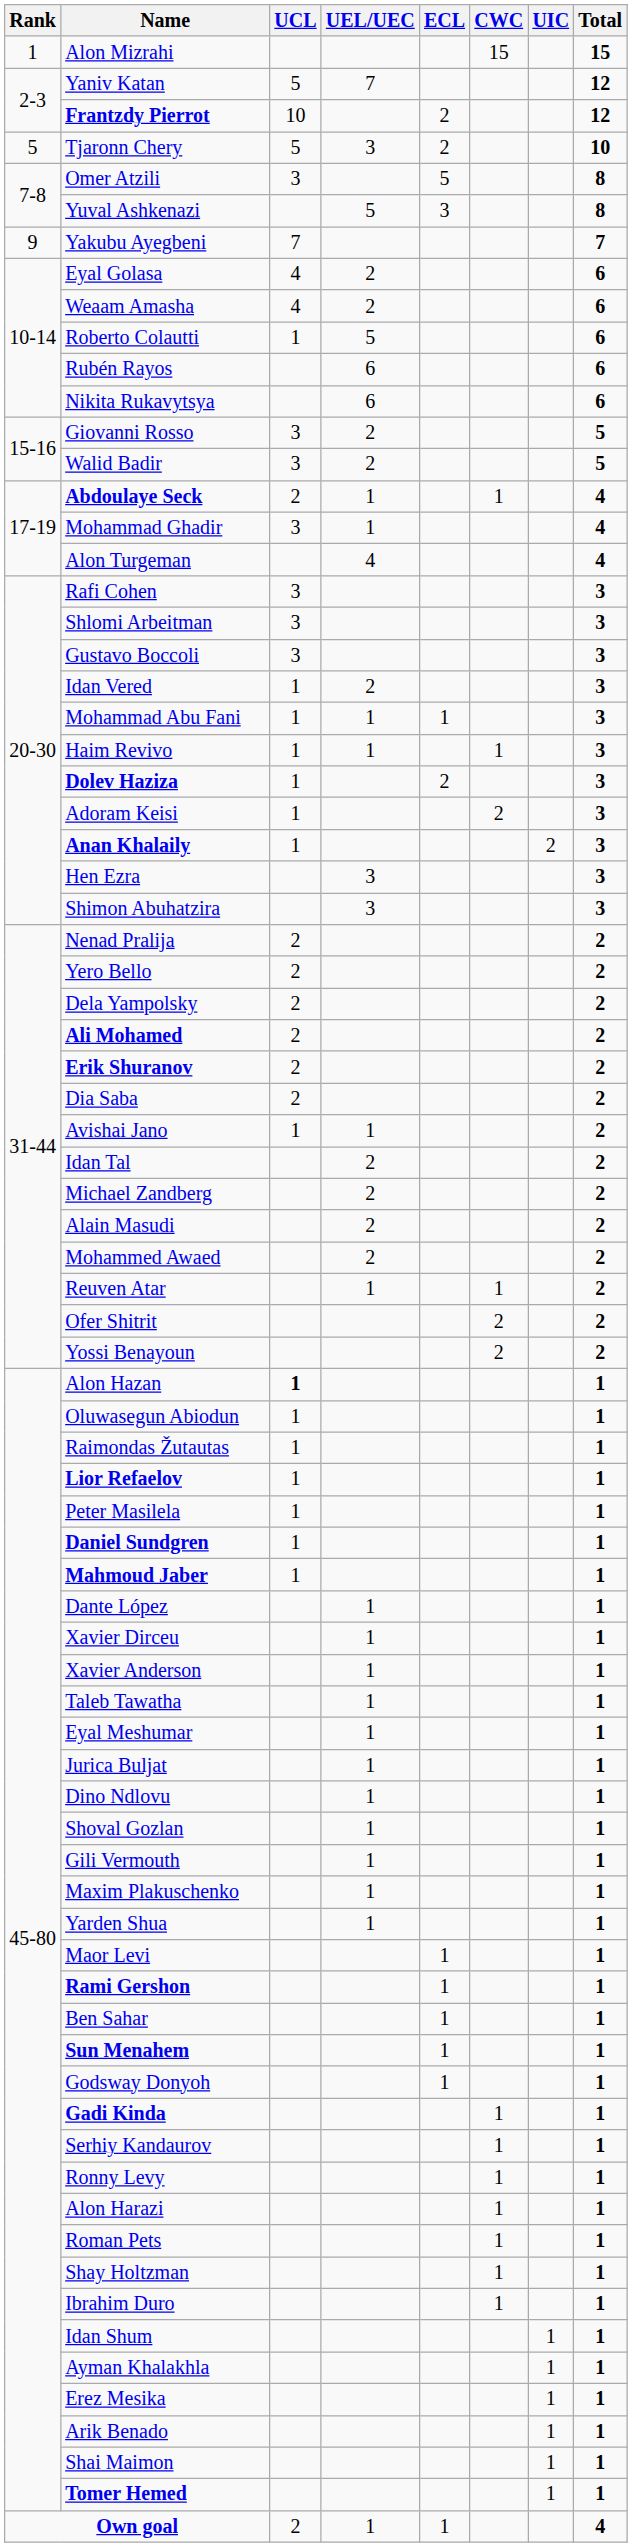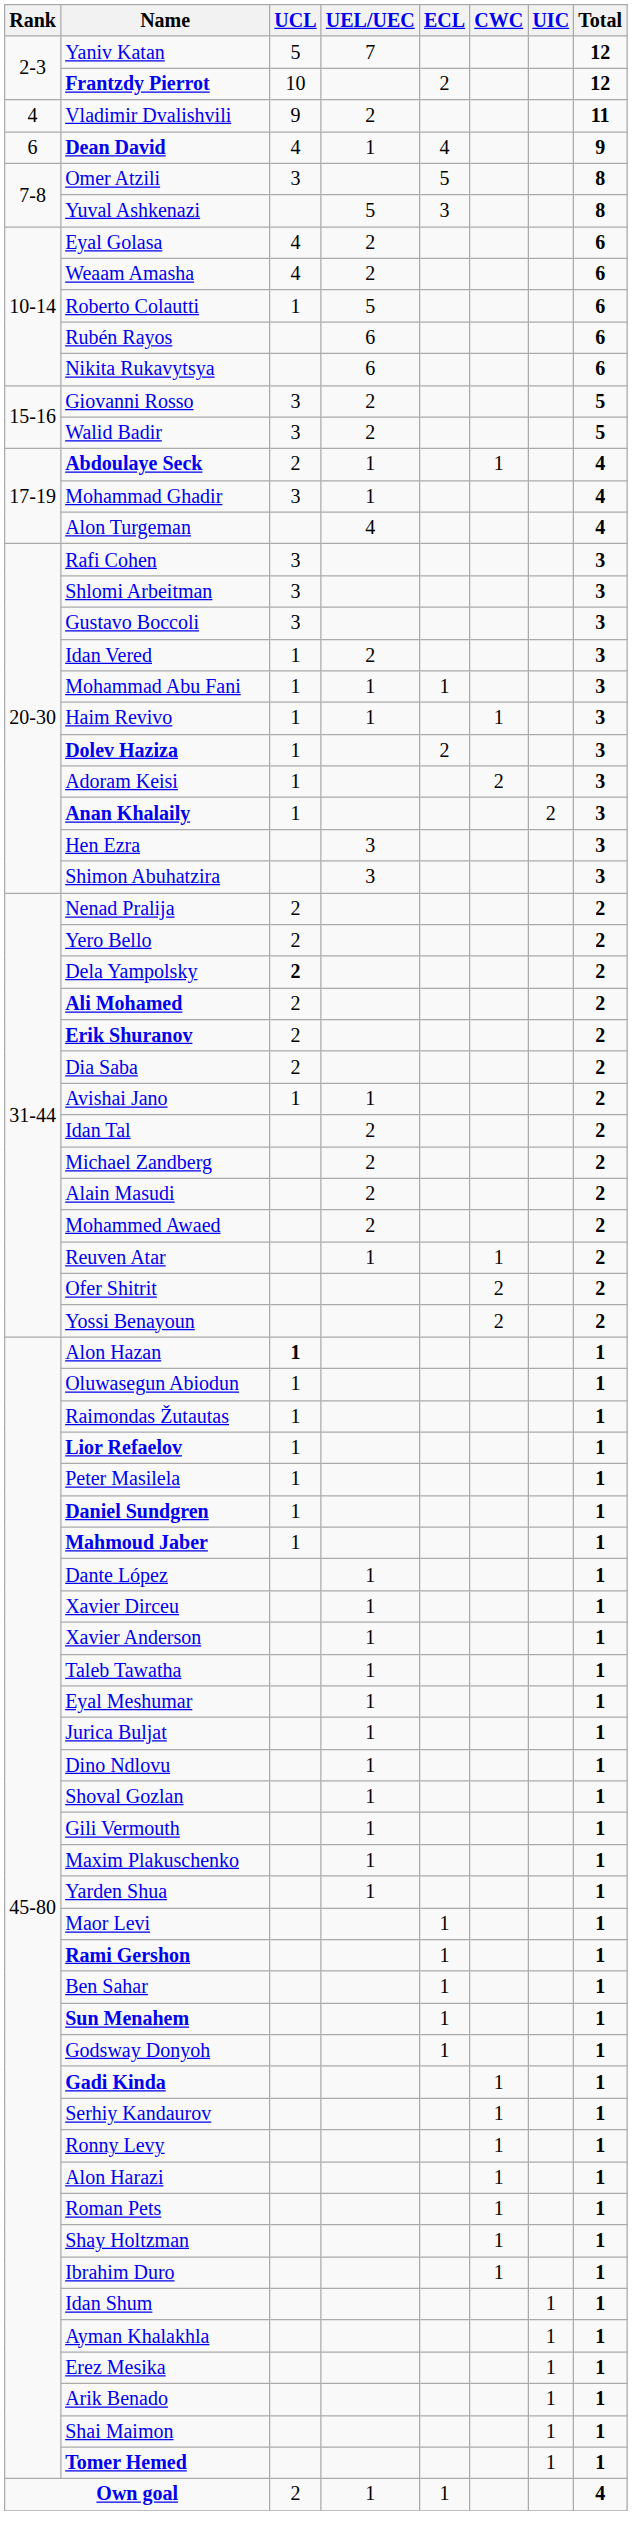- row: (119, 52)
+ row: (148, 115)
- row: (124, 147)
+ row: (115, 147)
- row: (136, 242)
(295, 1003) normal -> (295, 971) bold
